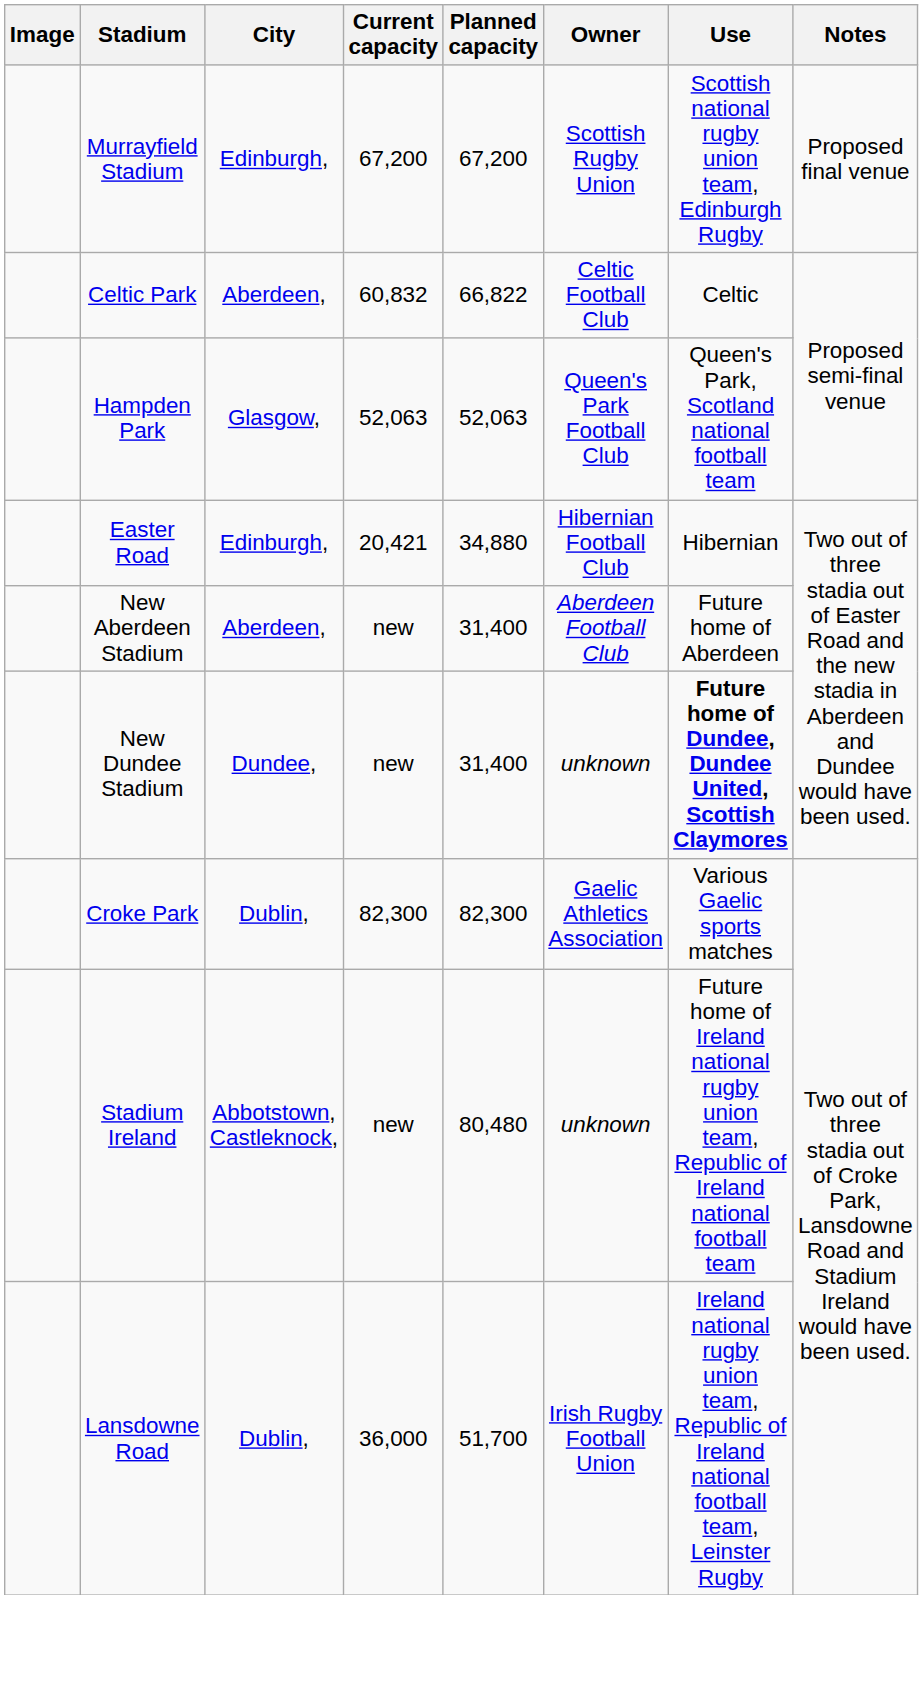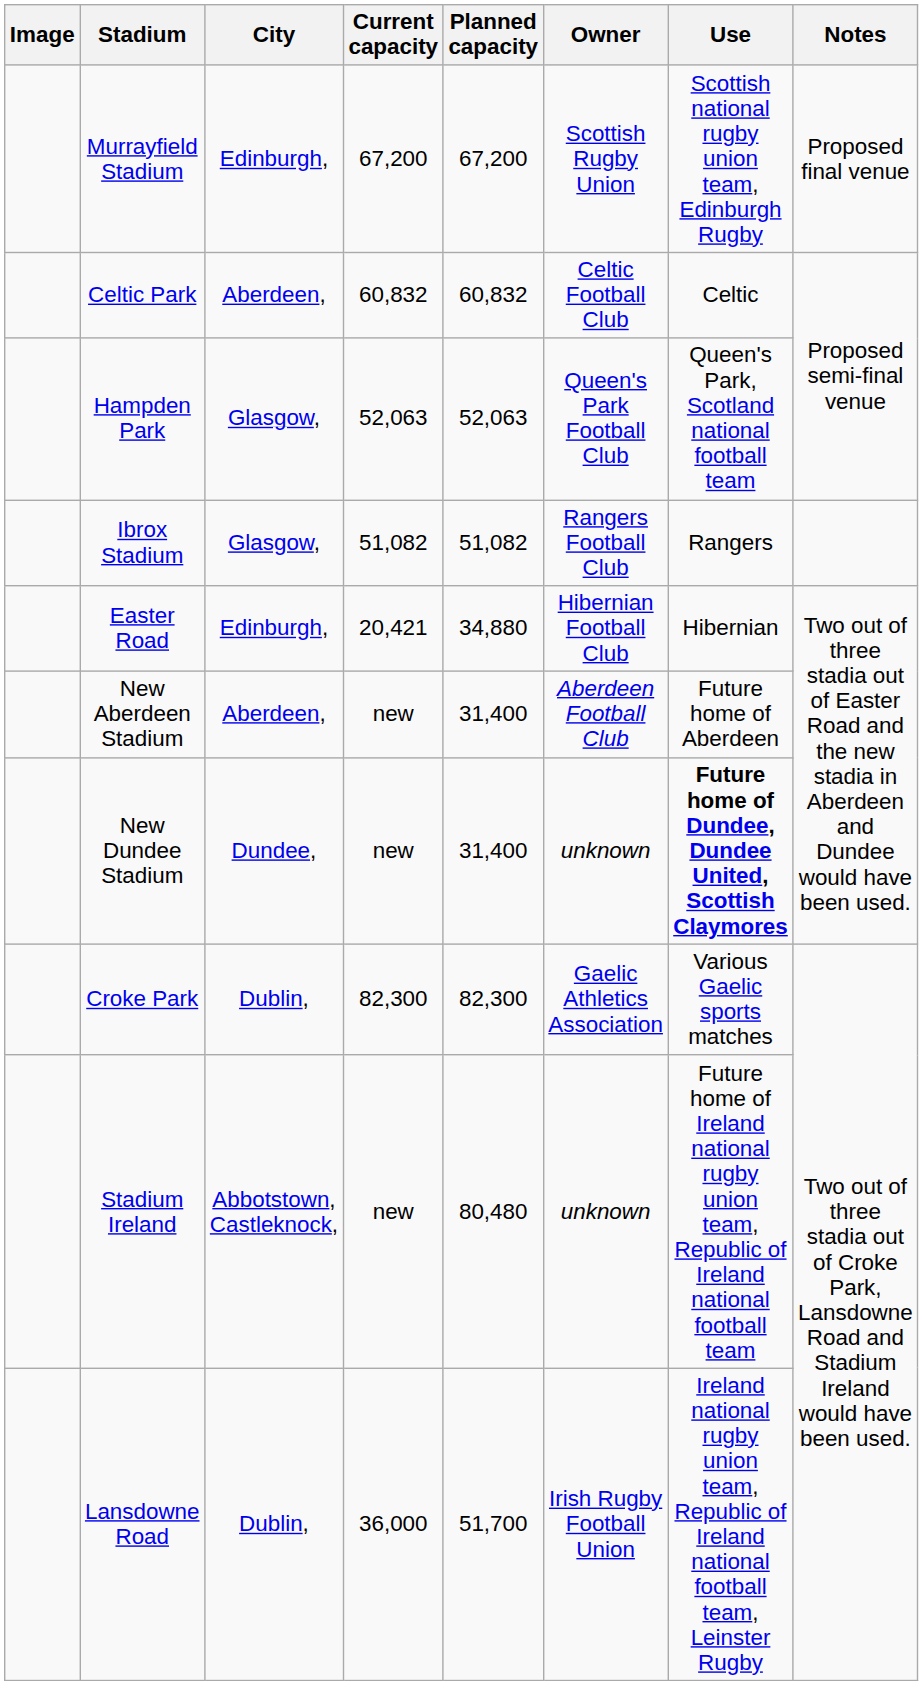(493, 294) 66,822 -> (493, 294) 60,832
+ row: (142, 542)
